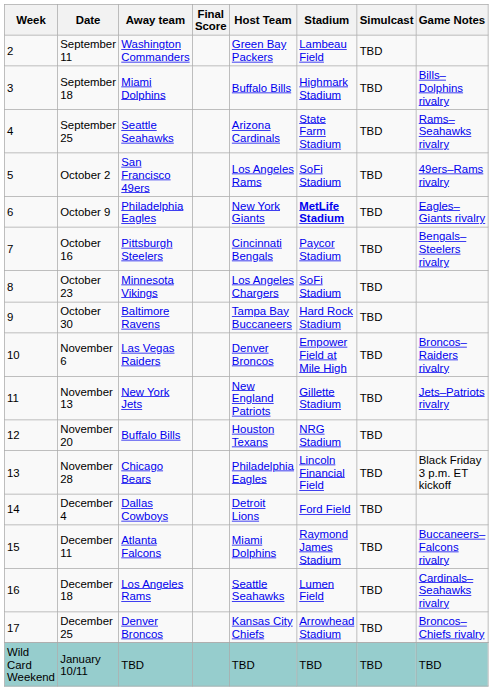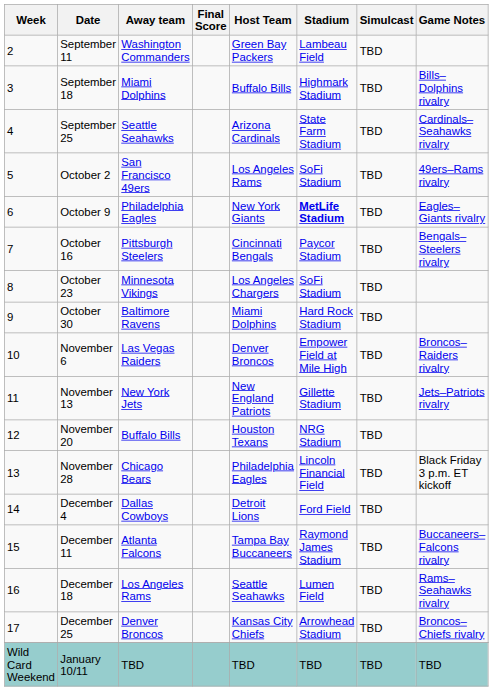(445, 131) Rams–Seahawks rivalry -> (446, 131) Cardinals–Seahawks rivalry
(262, 317) Tampa Bay Buccaneers -> (254, 317) Miami Dolphins
(254, 547) Miami Dolphins -> (262, 547) Tampa Bay Buccaneers
(446, 590) Cardinals–Seahawks rivalry -> (445, 590) Rams–Seahawks rivalry
